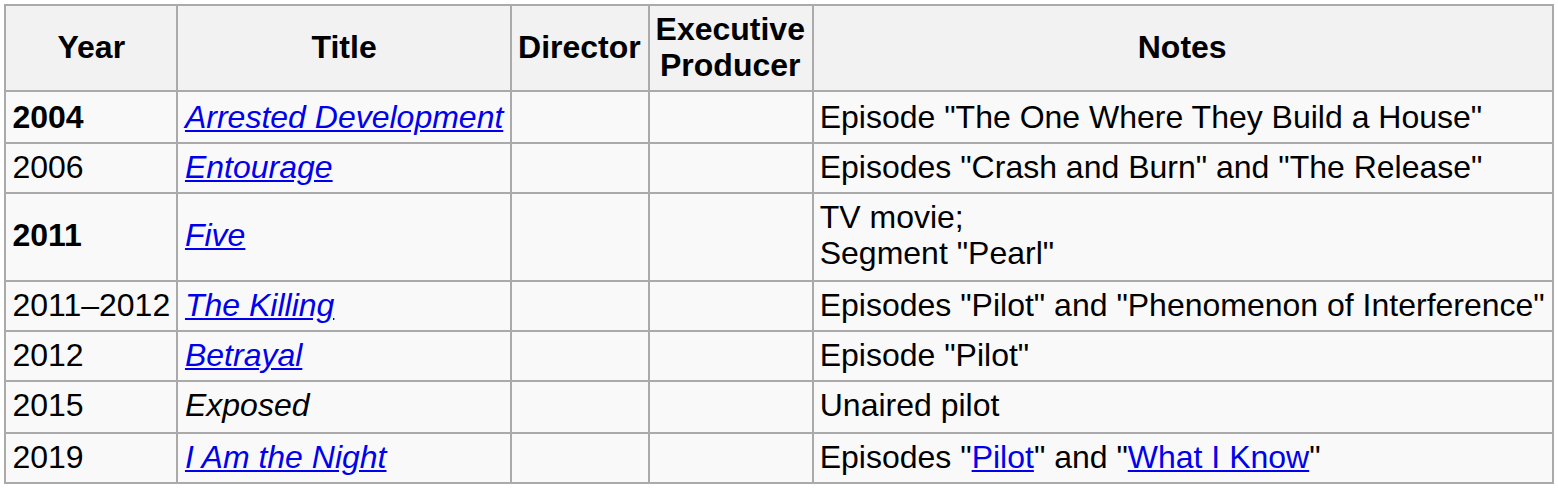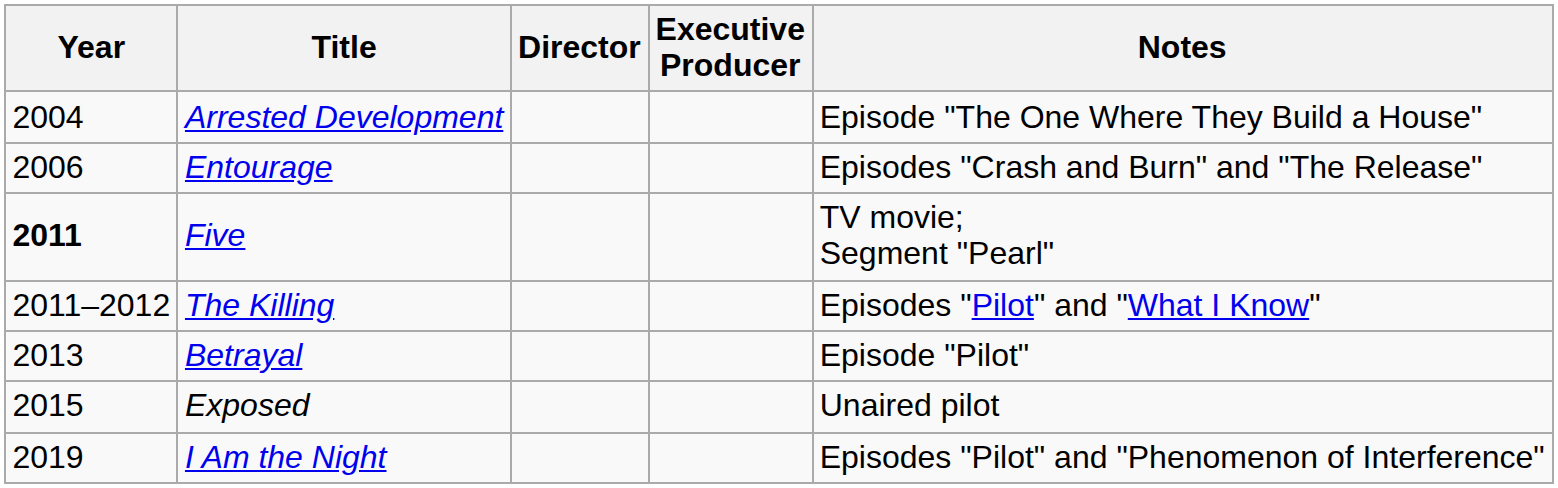(48, 116) bold -> (48, 116) normal
(1182, 304) Episodes "Pilot" and "Phenomenon of Interference" -> (1070, 304) Episodes "Pilot" and "What I Know"
(48, 355) 2012 -> (48, 355) 2013
(1070, 457) Episodes "Pilot" and "What I Know" -> (1182, 457) Episodes "Pilot" and "Phenomenon of Interference"
